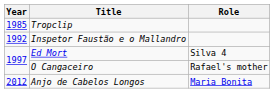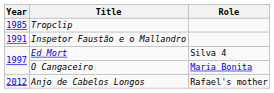(17, 39) 1992 -> (17, 39) 1991
(229, 67) Rafael's mother -> (221, 67) Maria Bonita
(221, 81) Maria Bonita -> (229, 81) Rafael's mother
